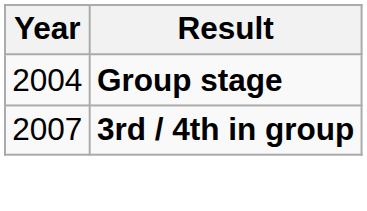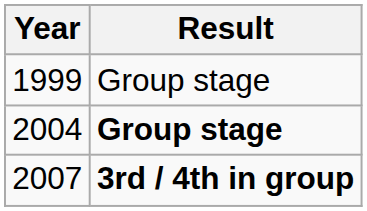+ row: (47, 79)
